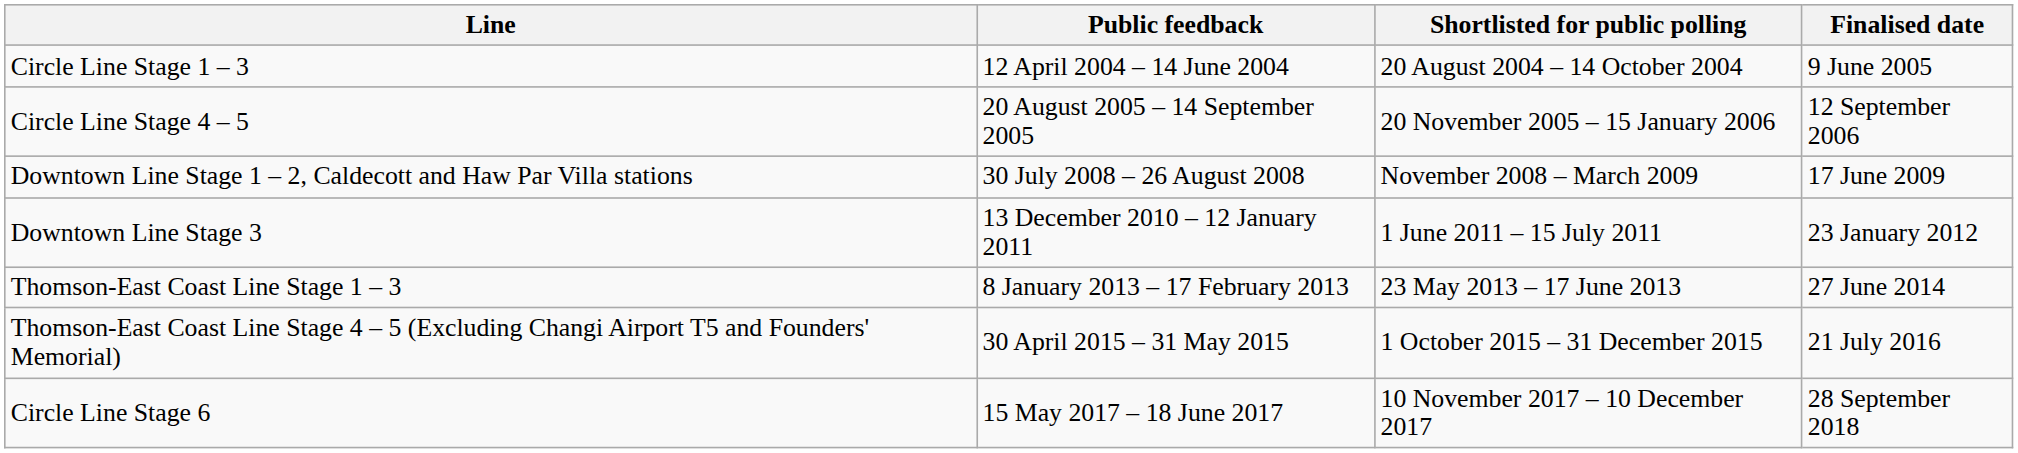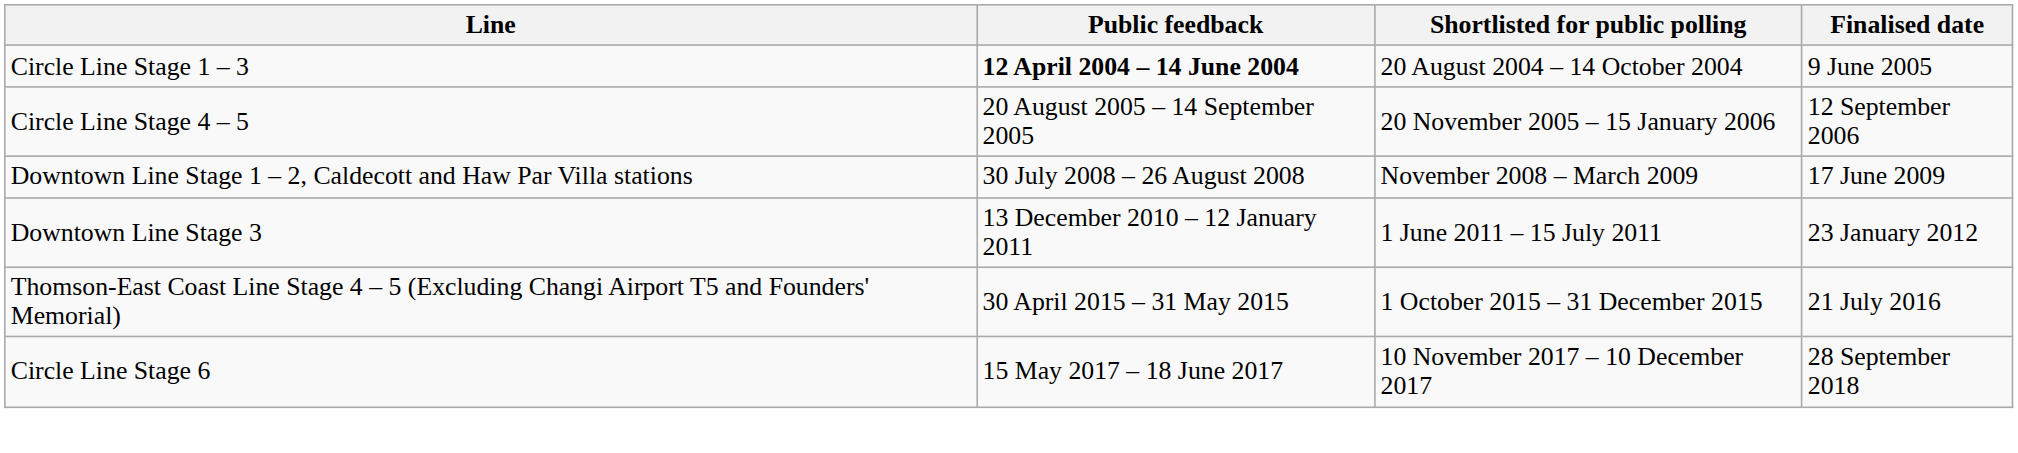(1136, 65) normal -> (1141, 65) bold
- row: (206, 287)
